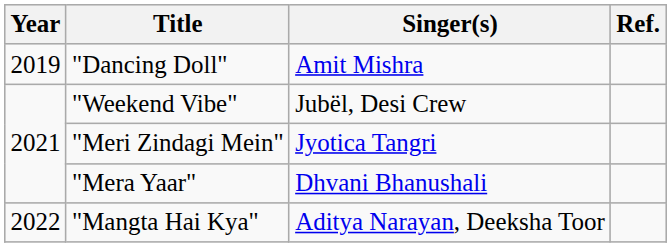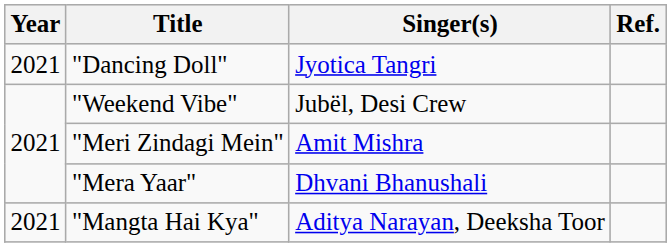(35, 63) 2019 -> (35, 63) 2021
(359, 63) Amit Mishra -> (366, 63) Jyotica Tangri
(366, 143) Jyotica Tangri -> (359, 143) Amit Mishra
(35, 222) 2022 -> (35, 222) 2021
